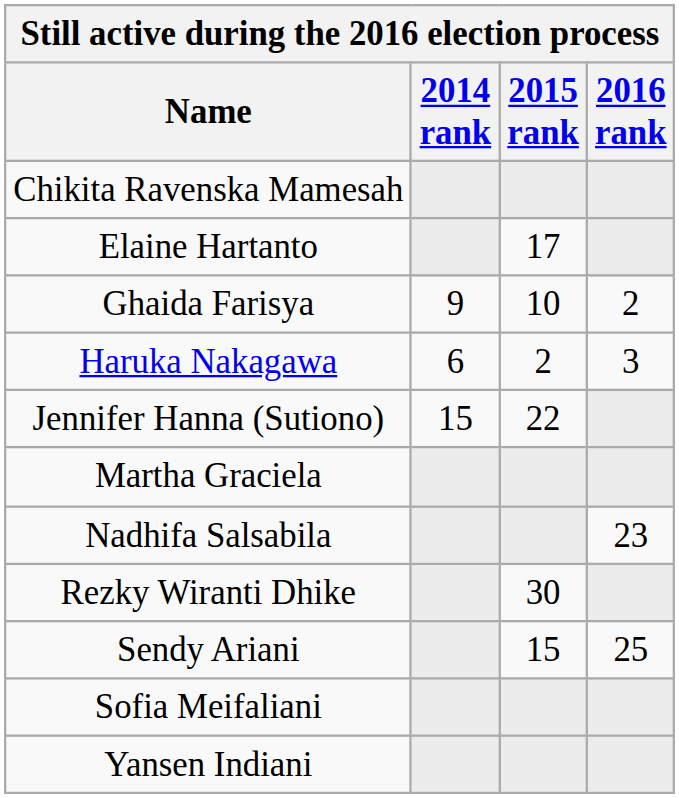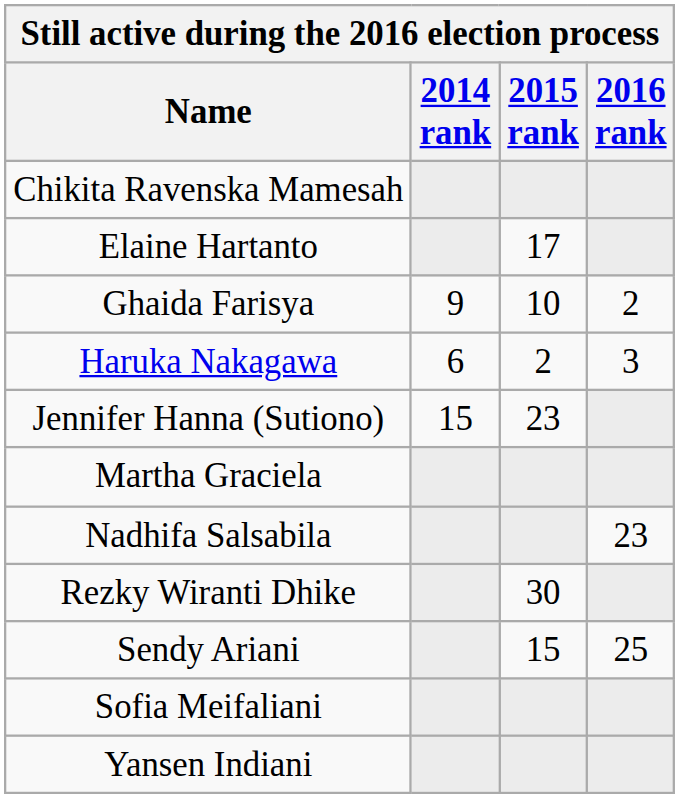(543, 418) 22 -> (543, 418) 23
